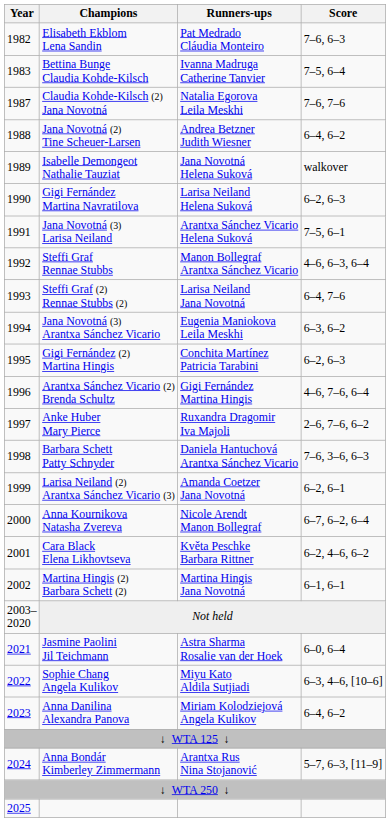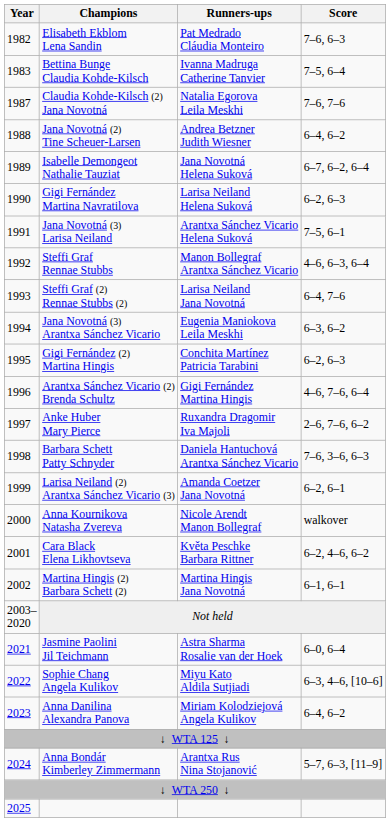(326, 167) walkover -> (336, 167) 6–7, 6–2, 6–4
(336, 520) 6–7, 6–2, 6–4 -> (326, 520) walkover
